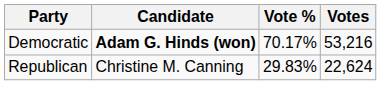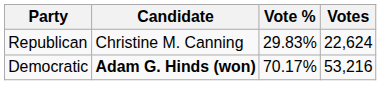rows swapped: (48, 42) <-> (48, 67)
